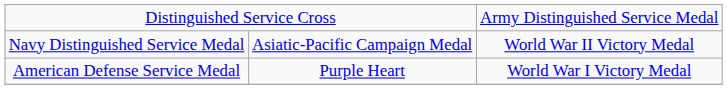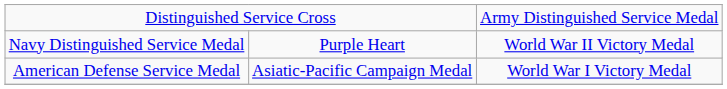(362, 44) Asiatic-Pacific Campaign Medal -> (362, 44) Purple Heart
(362, 71) Purple Heart -> (362, 71) Asiatic-Pacific Campaign Medal
